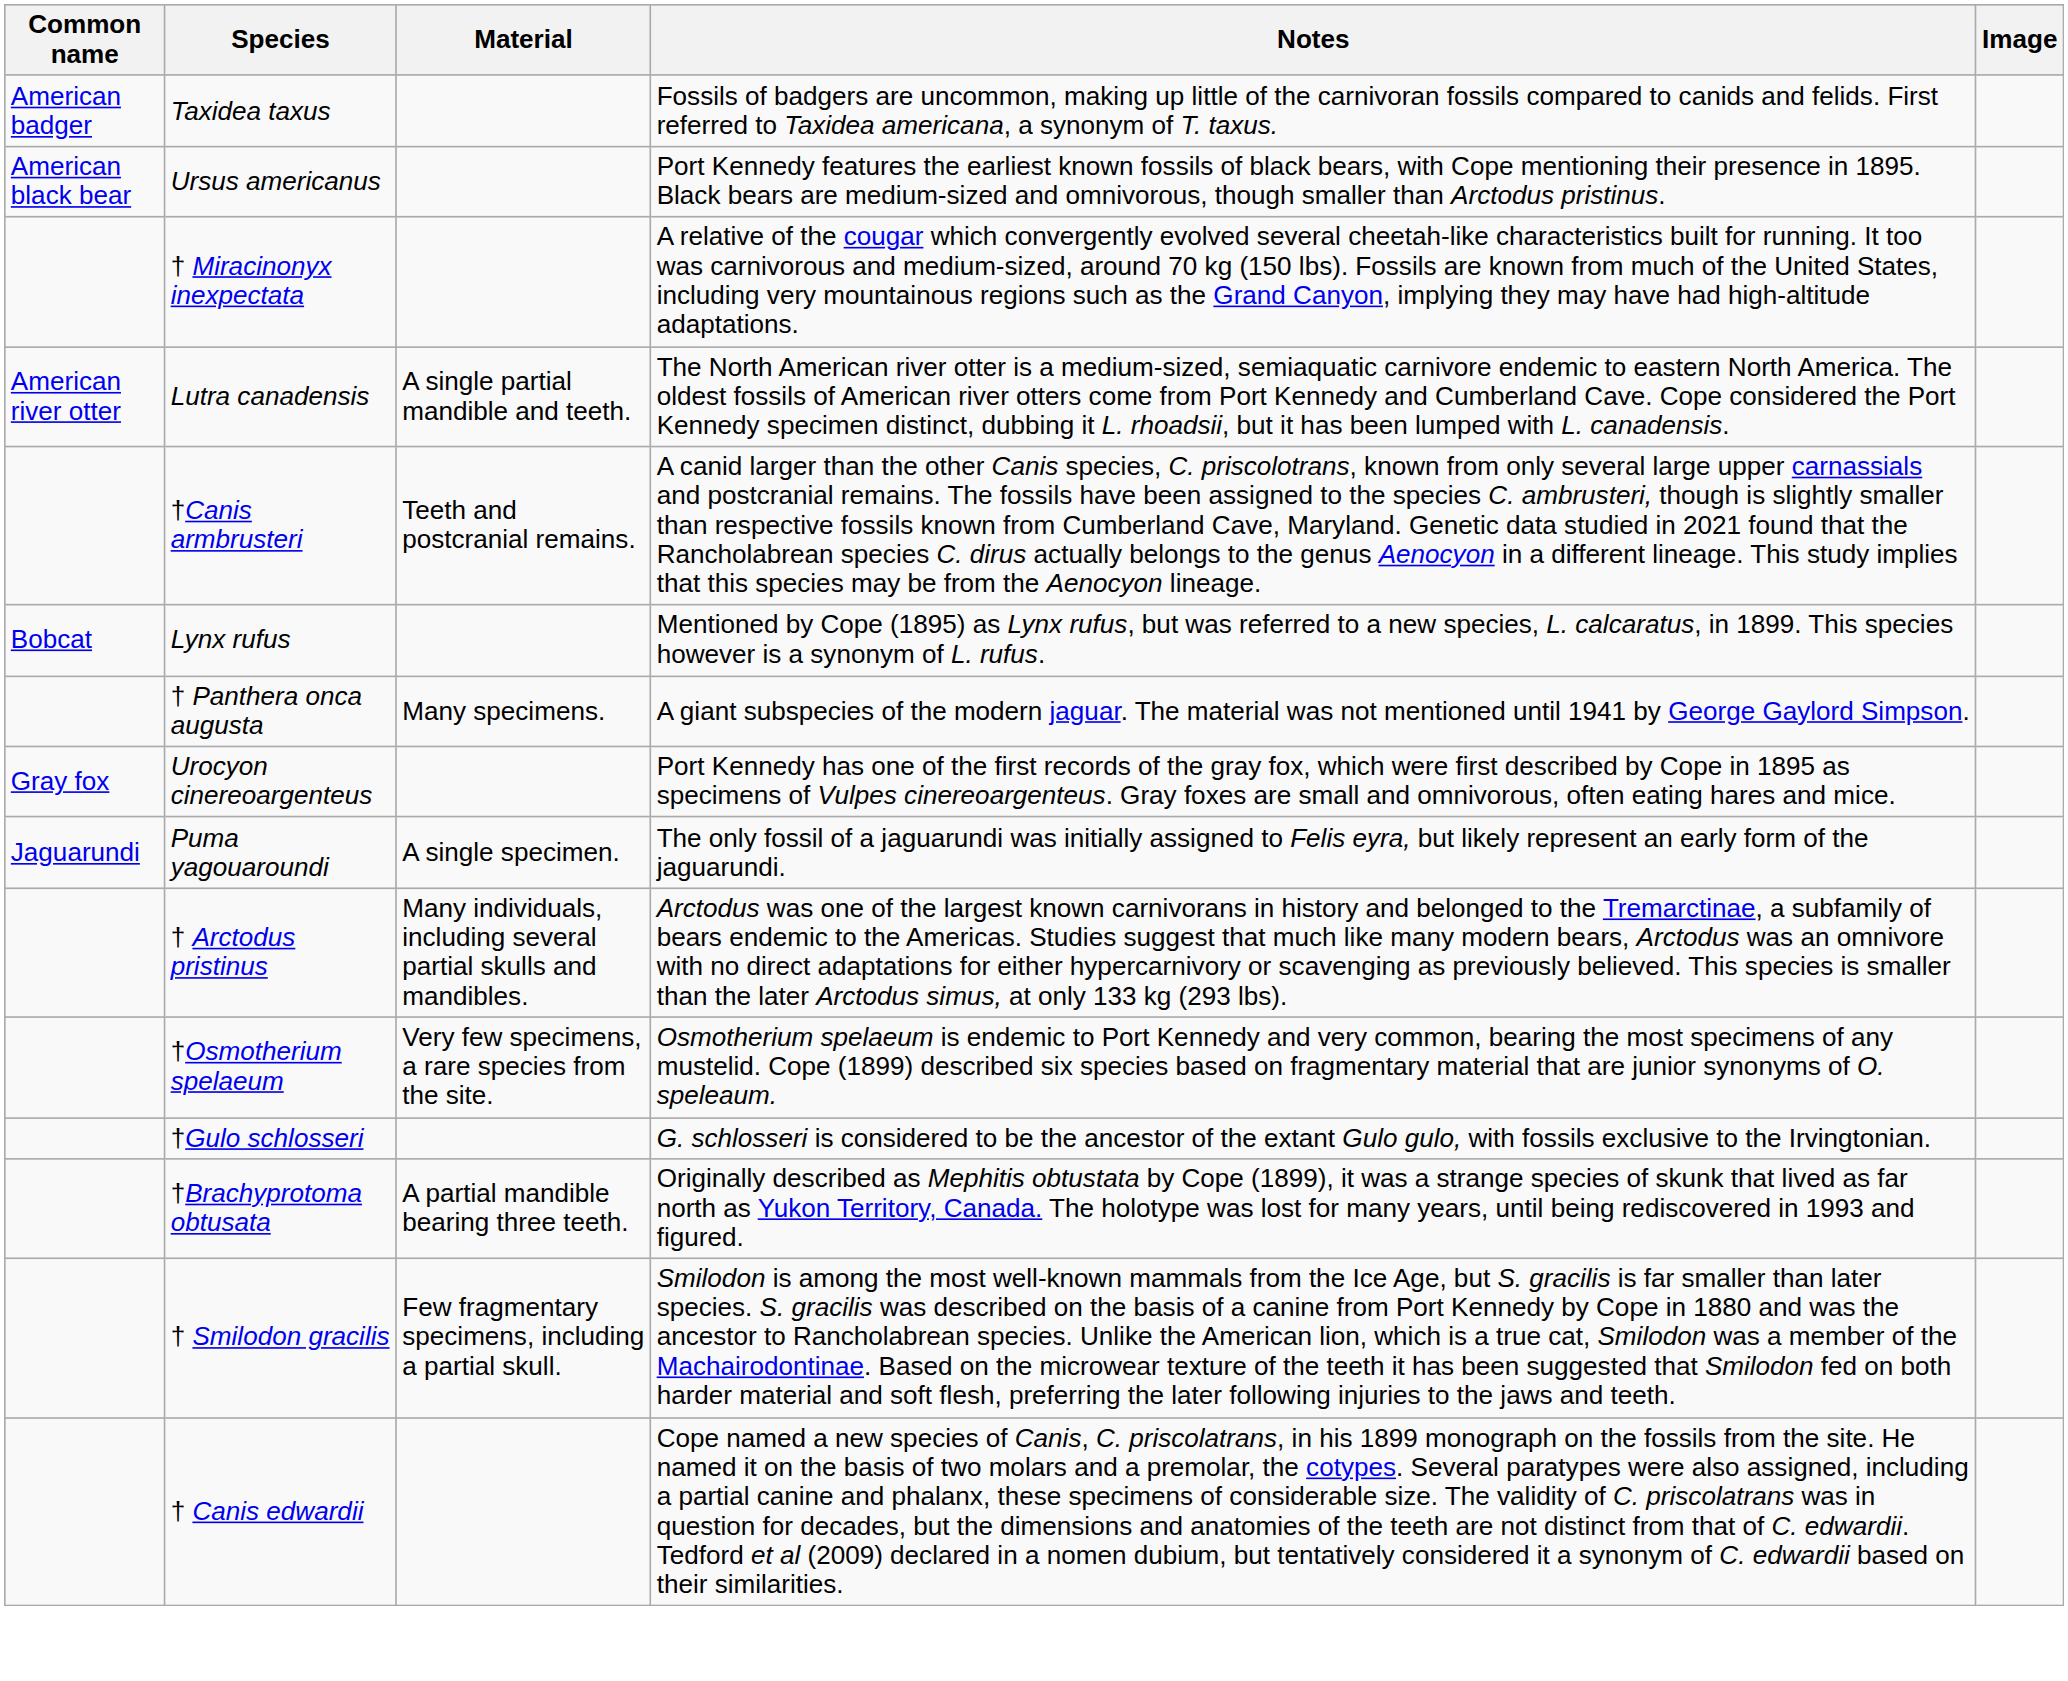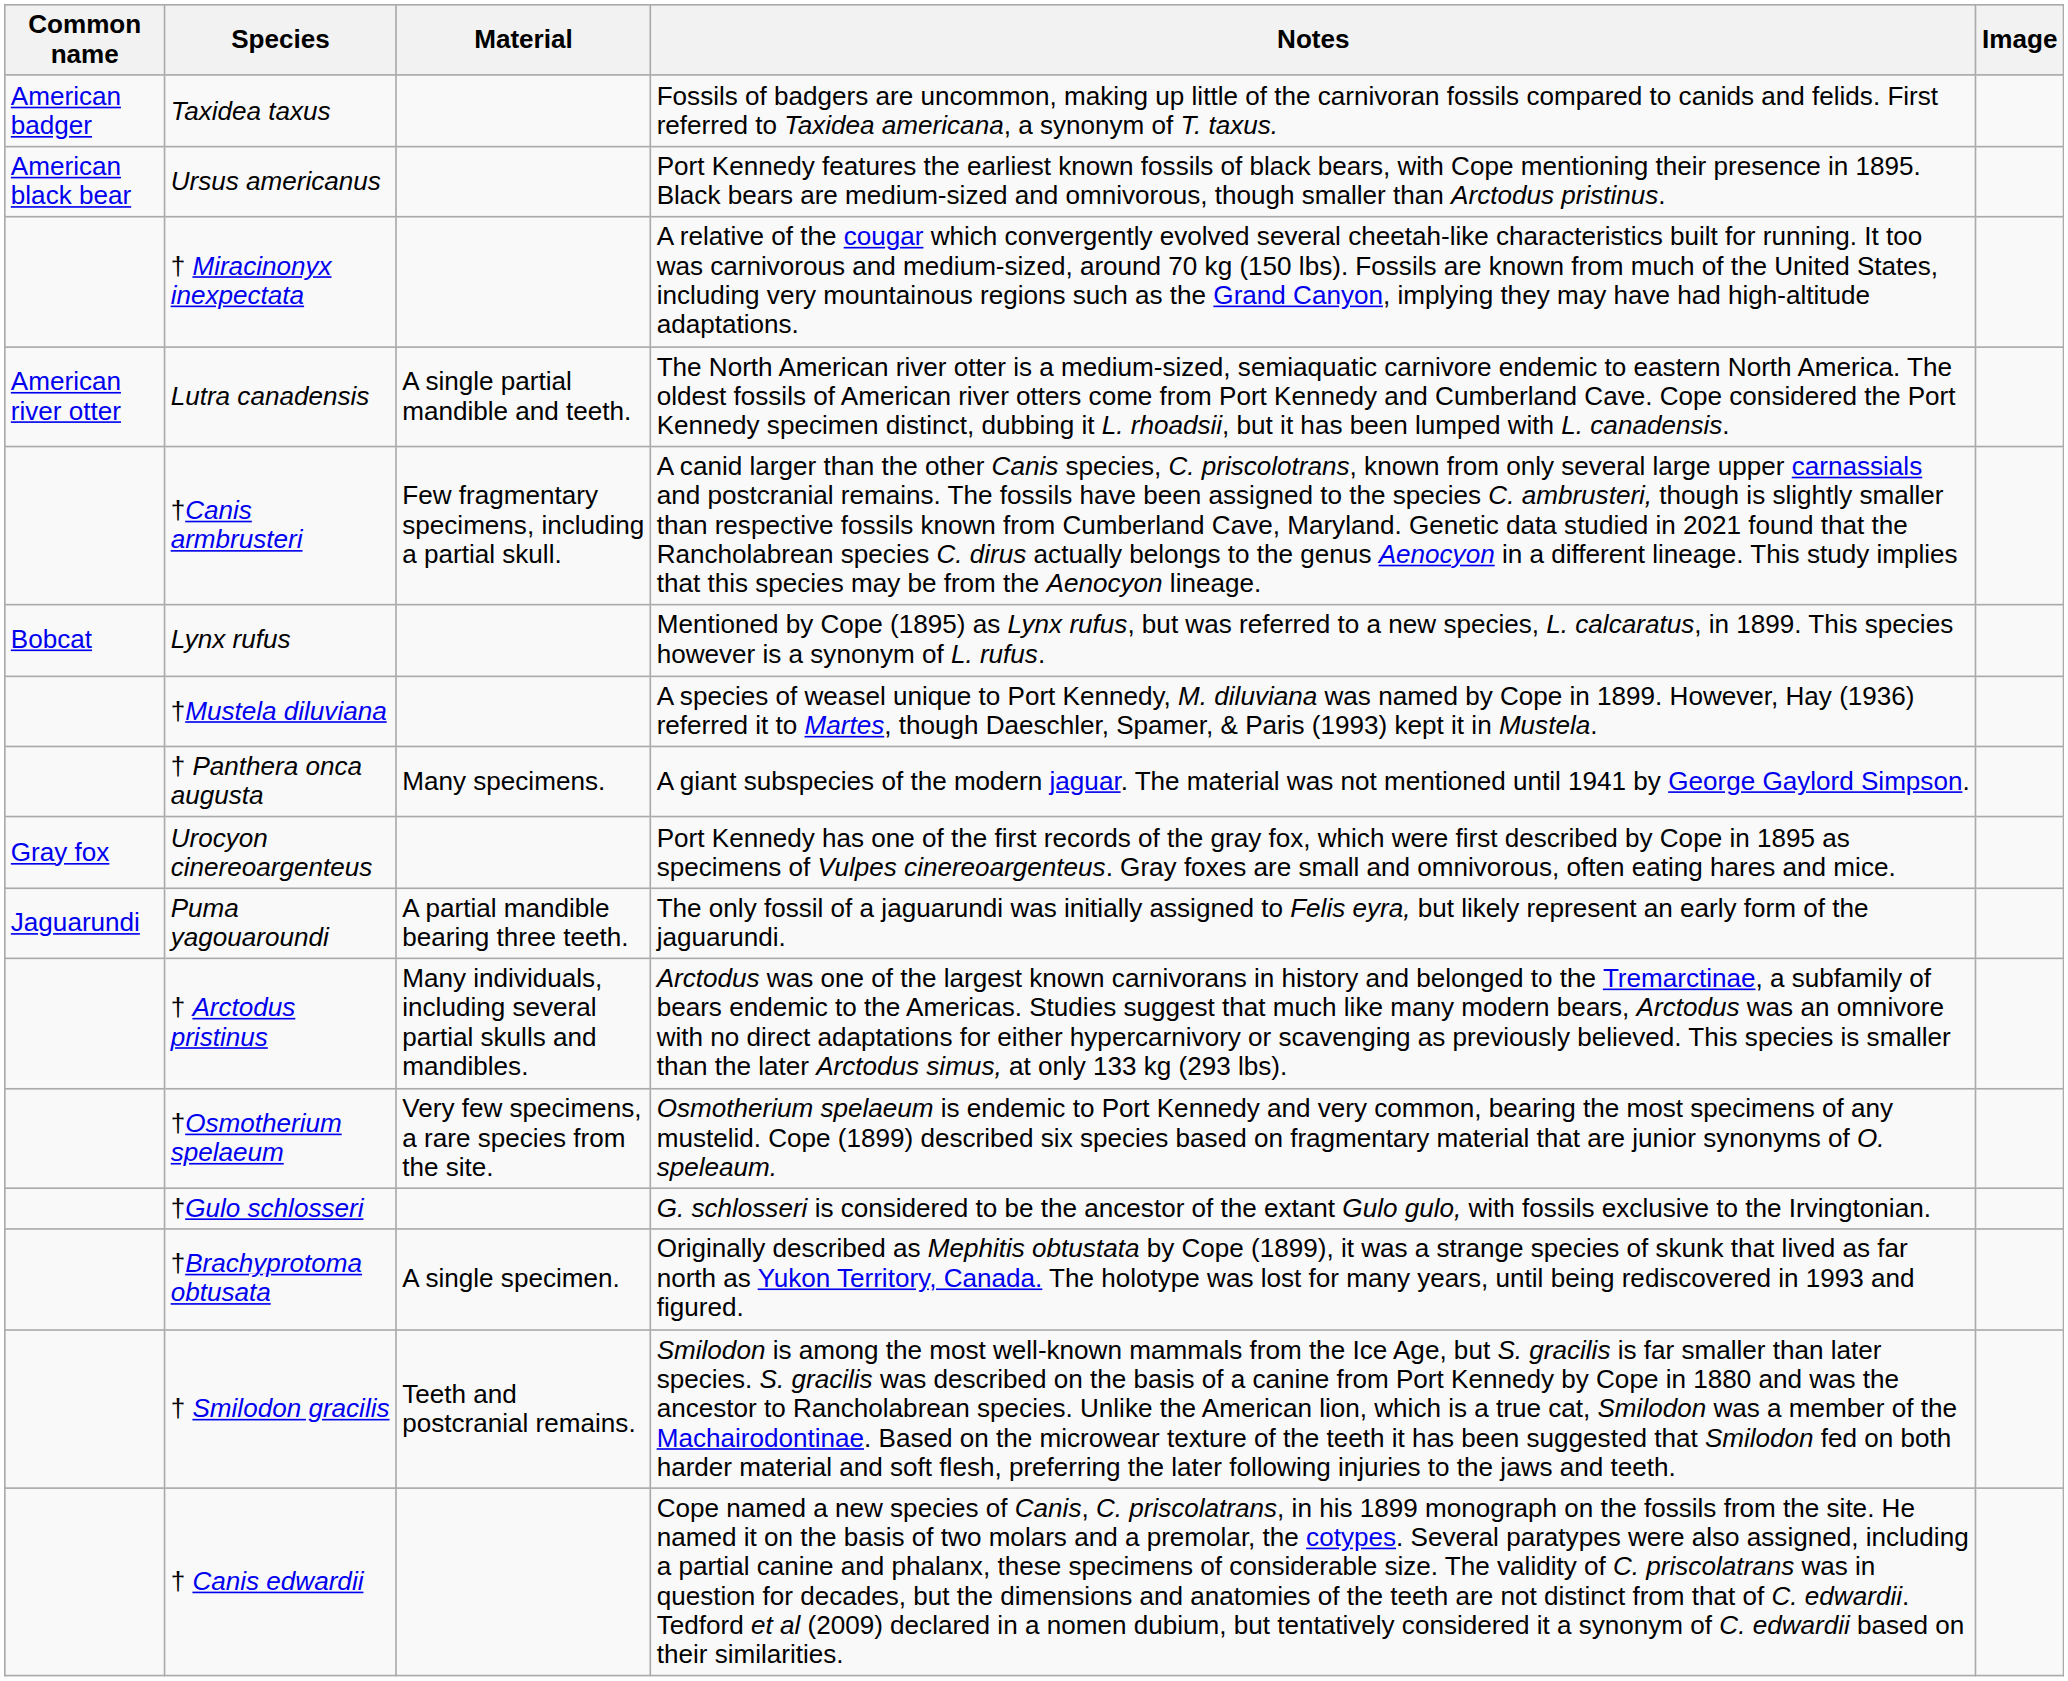(519, 525) Teeth and postcranial remains. -> (523, 525) Few fragmentary specimens, including a partial skull.
+ row: (279, 710)
(511, 852) A single specimen. -> (515, 922) A partial mandible bearing three teeth.
(515, 1208) A partial mandible bearing three teeth. -> (511, 1279) A single specimen.
(523, 1337) Few fragmentary specimens, including a partial skull. -> (519, 1408) Teeth and postcranial remains.
